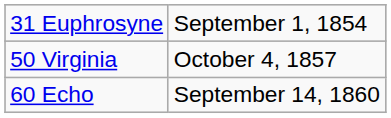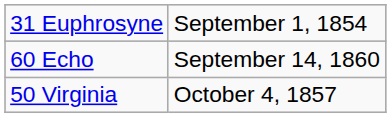rows swapped: (64, 59) <-> (52, 95)
